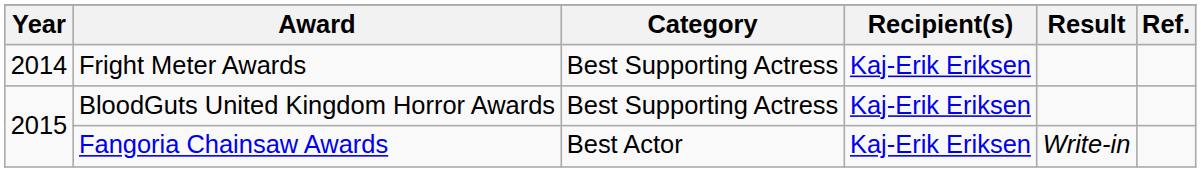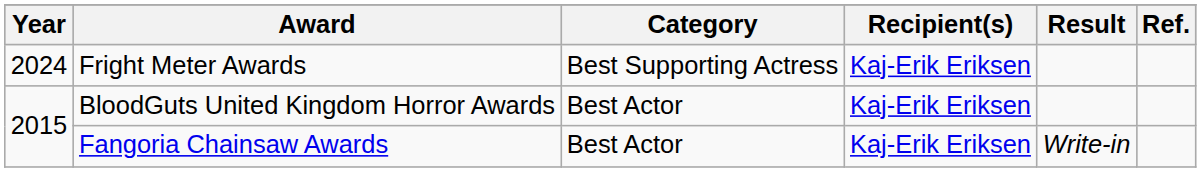(39, 65) 2014 -> (39, 65) 2024
(703, 105) Best Supporting Actress -> (625, 105) Best Actor
